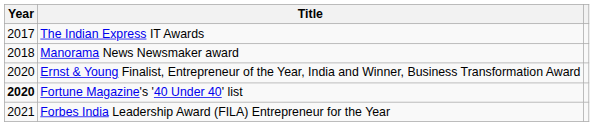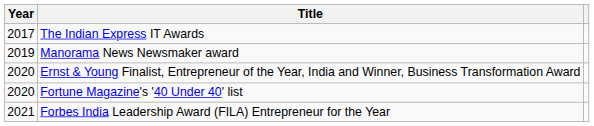(21, 53) 2018 -> (21, 53) 2019
(21, 92) bold -> (21, 92) normal
